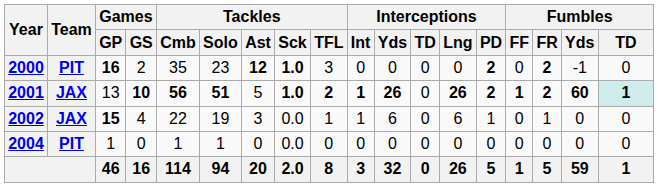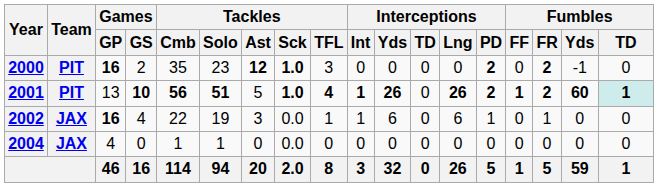(71, 93) JAX -> (71, 93) PIT
(329, 93) 2 -> (329, 93) 4
(111, 118) 15 -> (111, 118) 16
(71, 144) PIT -> (71, 144) JAX
(111, 144) 1 -> (111, 144) 4
